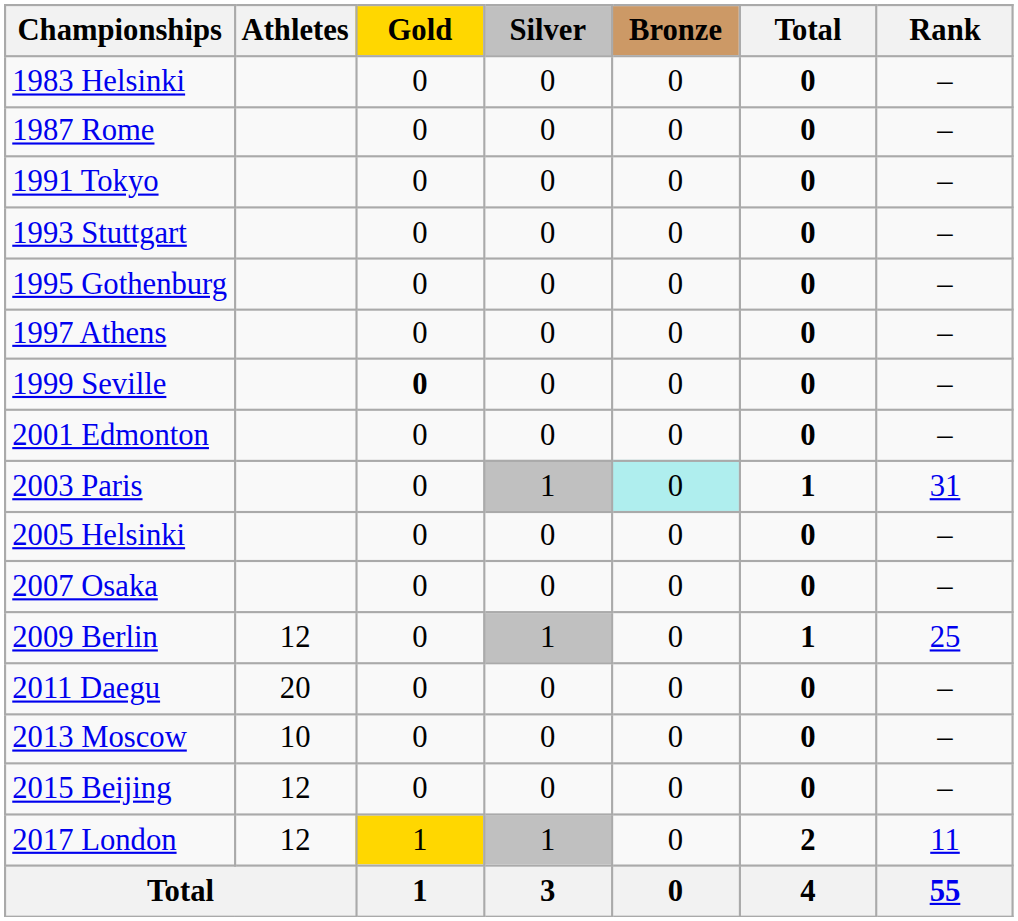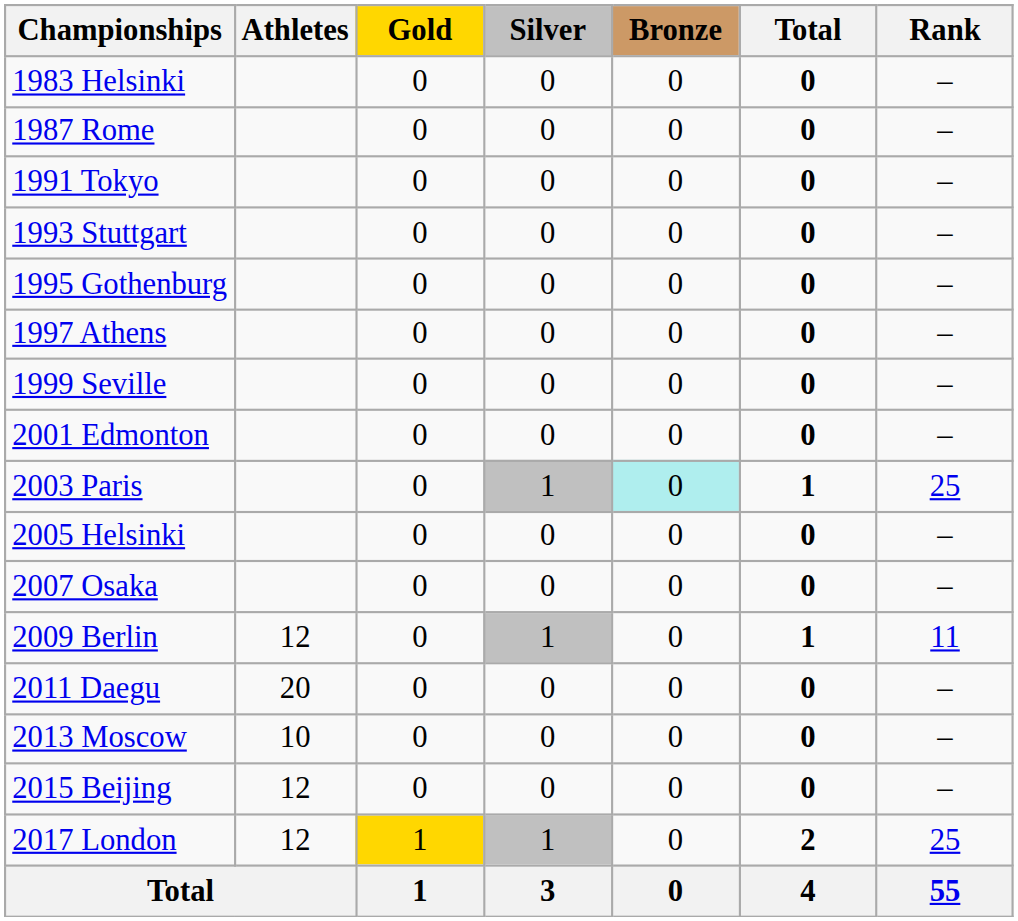(420, 384) bold -> (420, 384) normal
(945, 485) 31 -> (945, 485) 25
(945, 637) 25 -> (945, 637) 11
(945, 839) 11 -> (945, 839) 25
